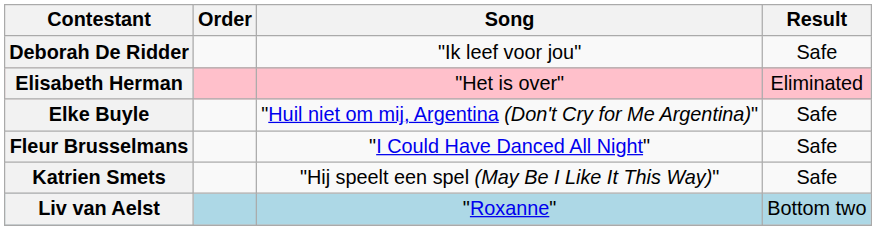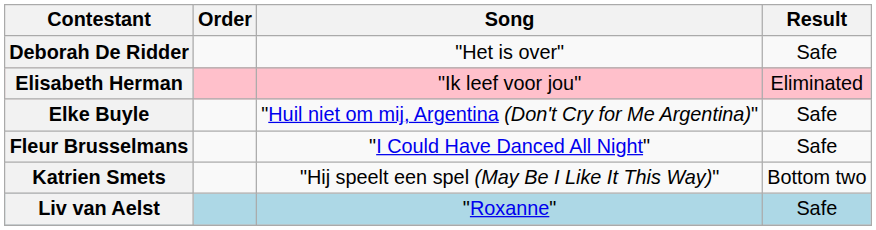(510, 51) "Ik leef voor jou" -> (510, 51) "Het is over"
(510, 83) "Het is over" -> (510, 83) "Ik leef voor jou"
(817, 177) Safe -> (817, 177) Bottom two
(817, 209) Bottom two -> (817, 209) Safe
